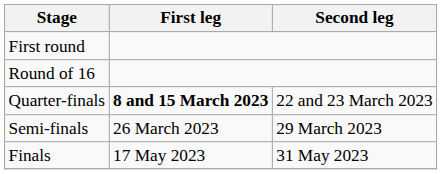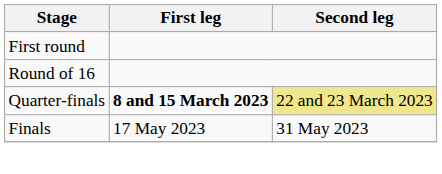(354, 100) no background -> (354, 100) khaki background
- row: (48, 127)
